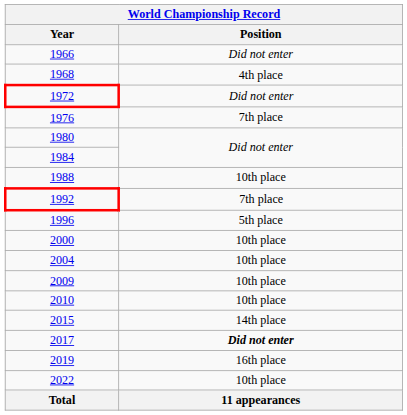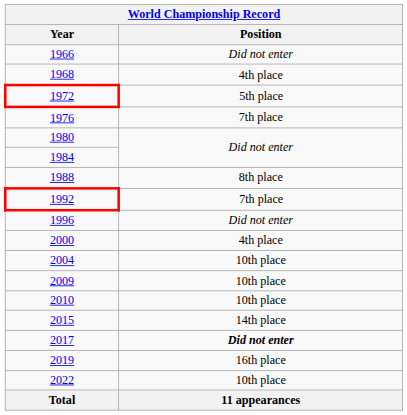(261, 96) Did not enter -> (261, 96) 5th place
(261, 178) 10th place -> (261, 178) 8th place
(261, 220) 5th place -> (261, 220) Did not enter
(261, 241) 10th place -> (261, 241) 4th place
